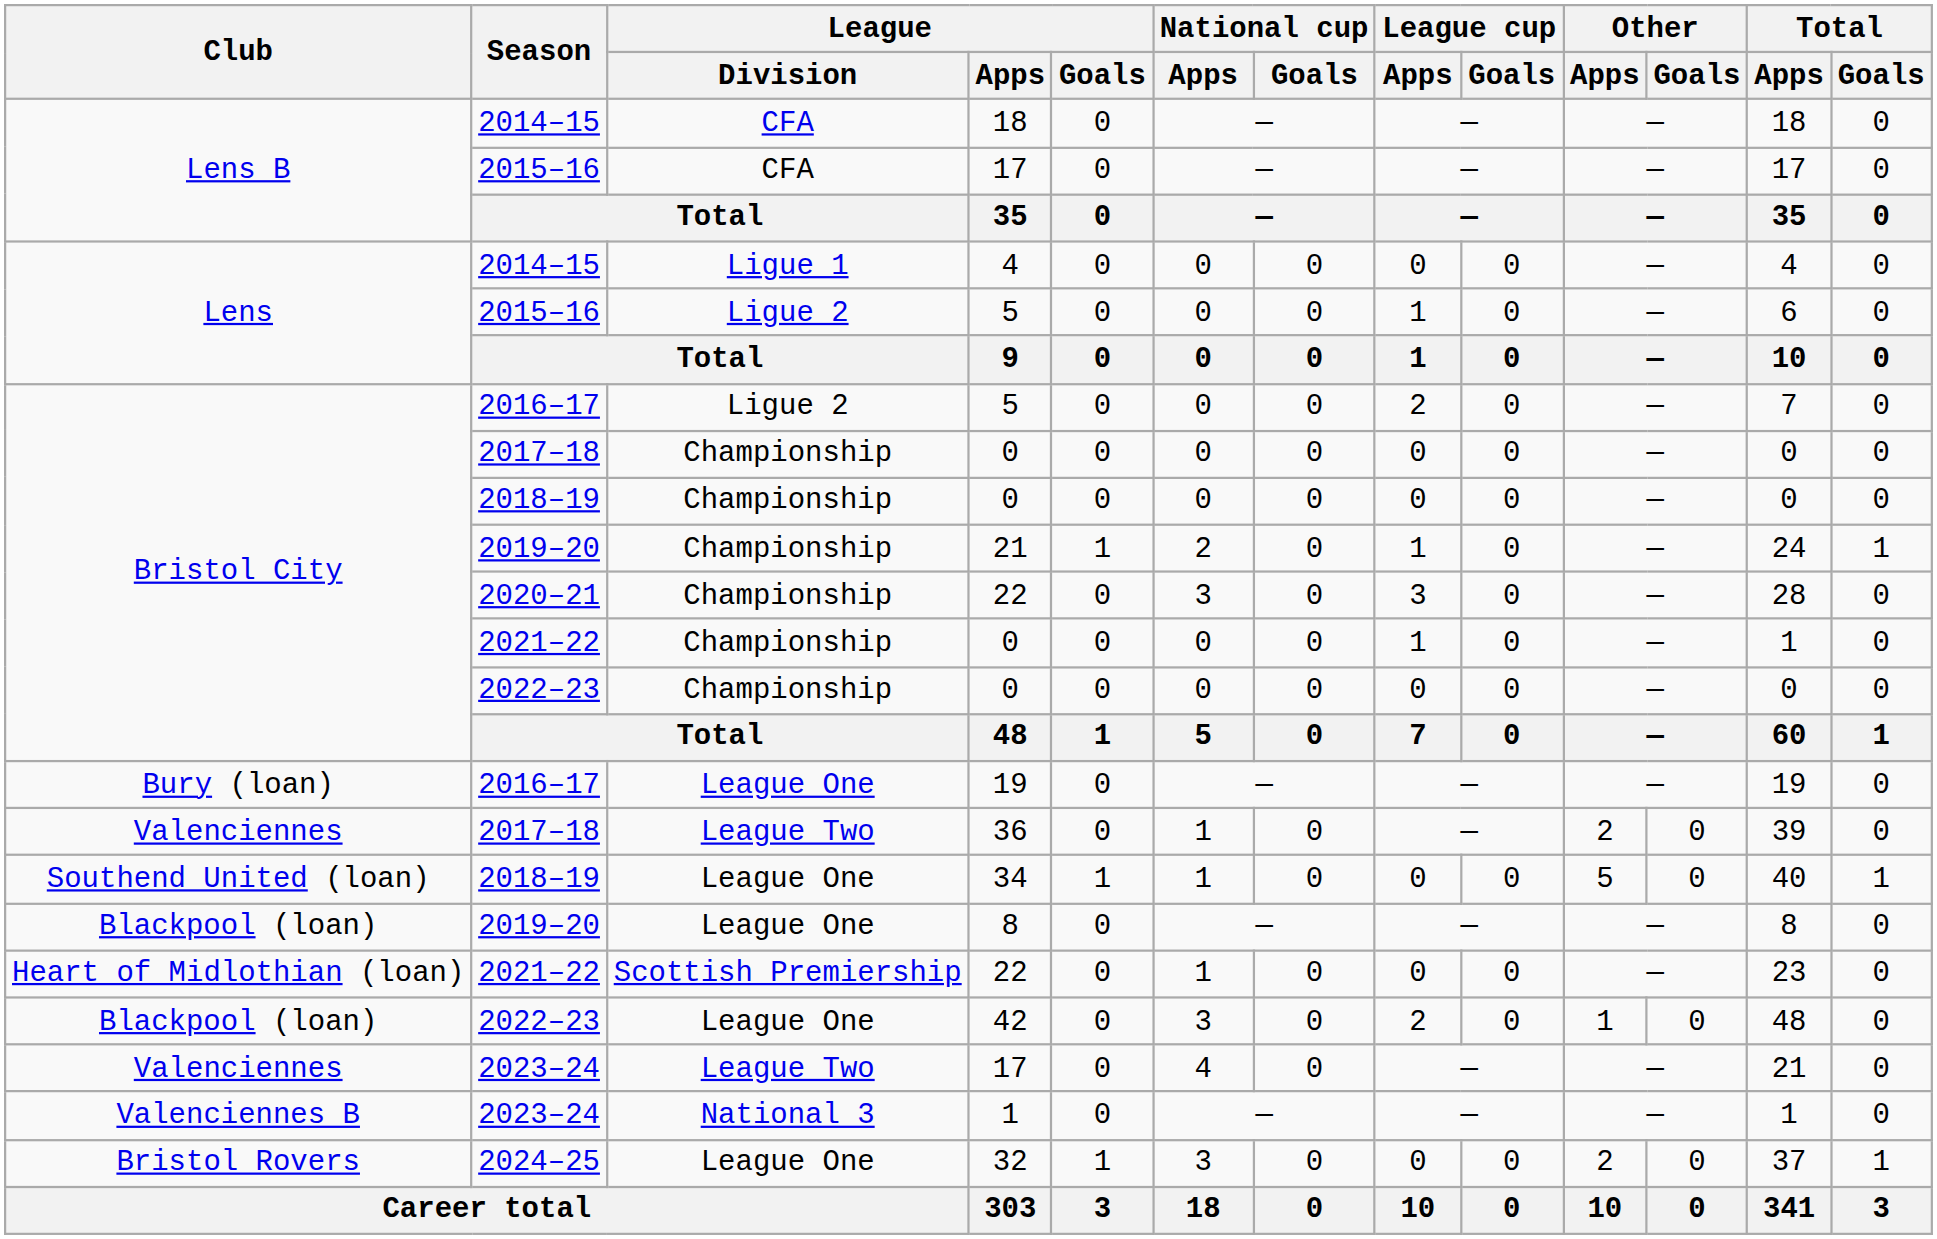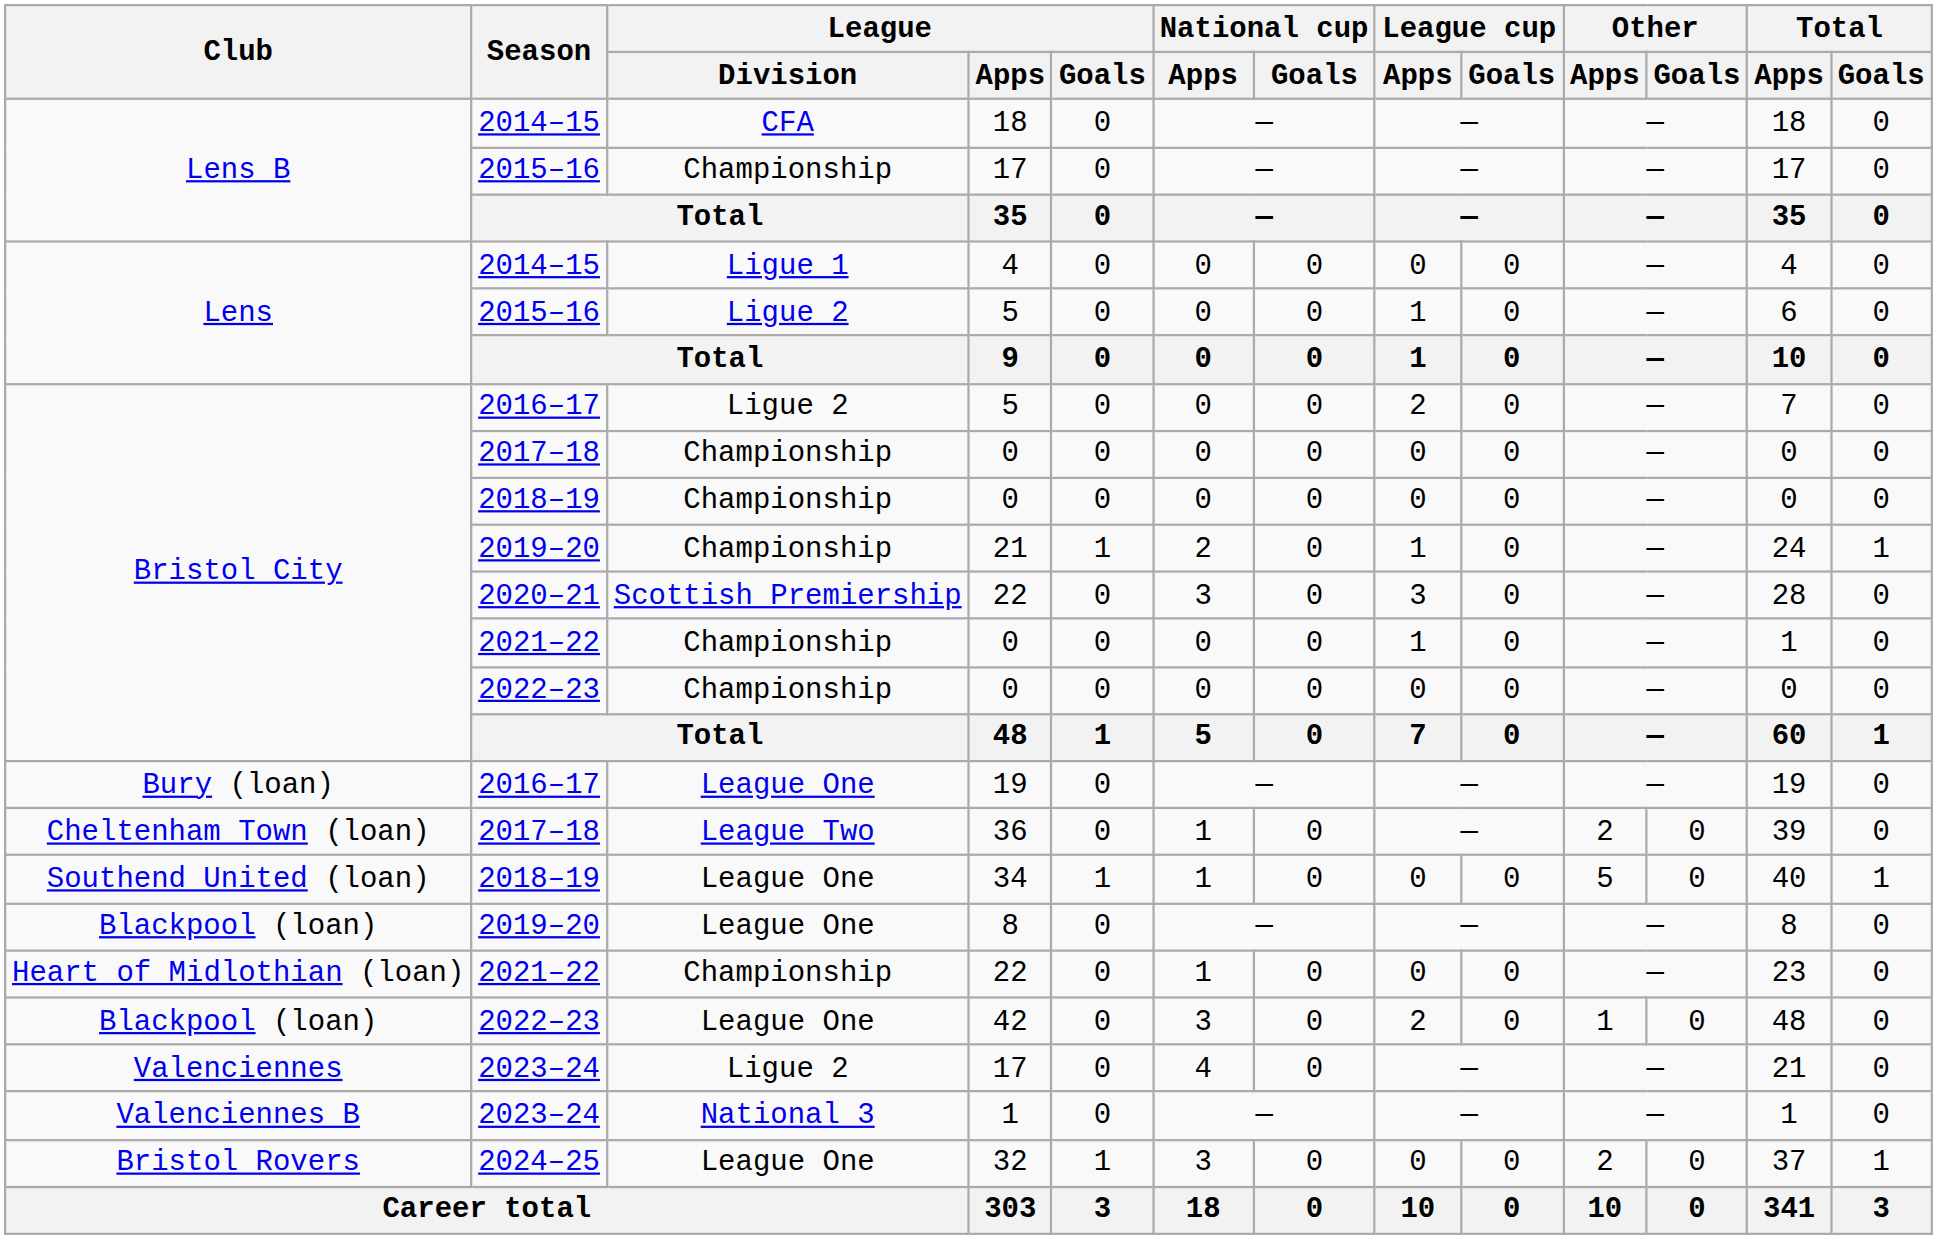(788, 170) CFA -> (788, 170) Championship
(788, 596) Championship -> (788, 596) Scottish Premiership
(238, 832) Valenciennes -> (238, 832) Cheltenham Town (loan)
(788, 974) Scottish Premiership -> (788, 974) Championship
(788, 1068) League Two -> (788, 1068) Ligue 2
